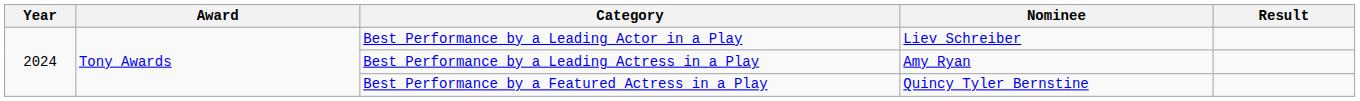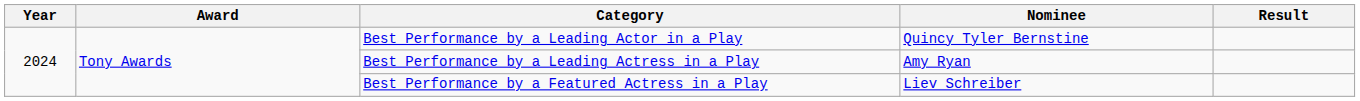(962, 39) Liev Schreiber -> (996, 39) Quincy Tyler Bernstine
(996, 85) Quincy Tyler Bernstine -> (962, 85) Liev Schreiber
